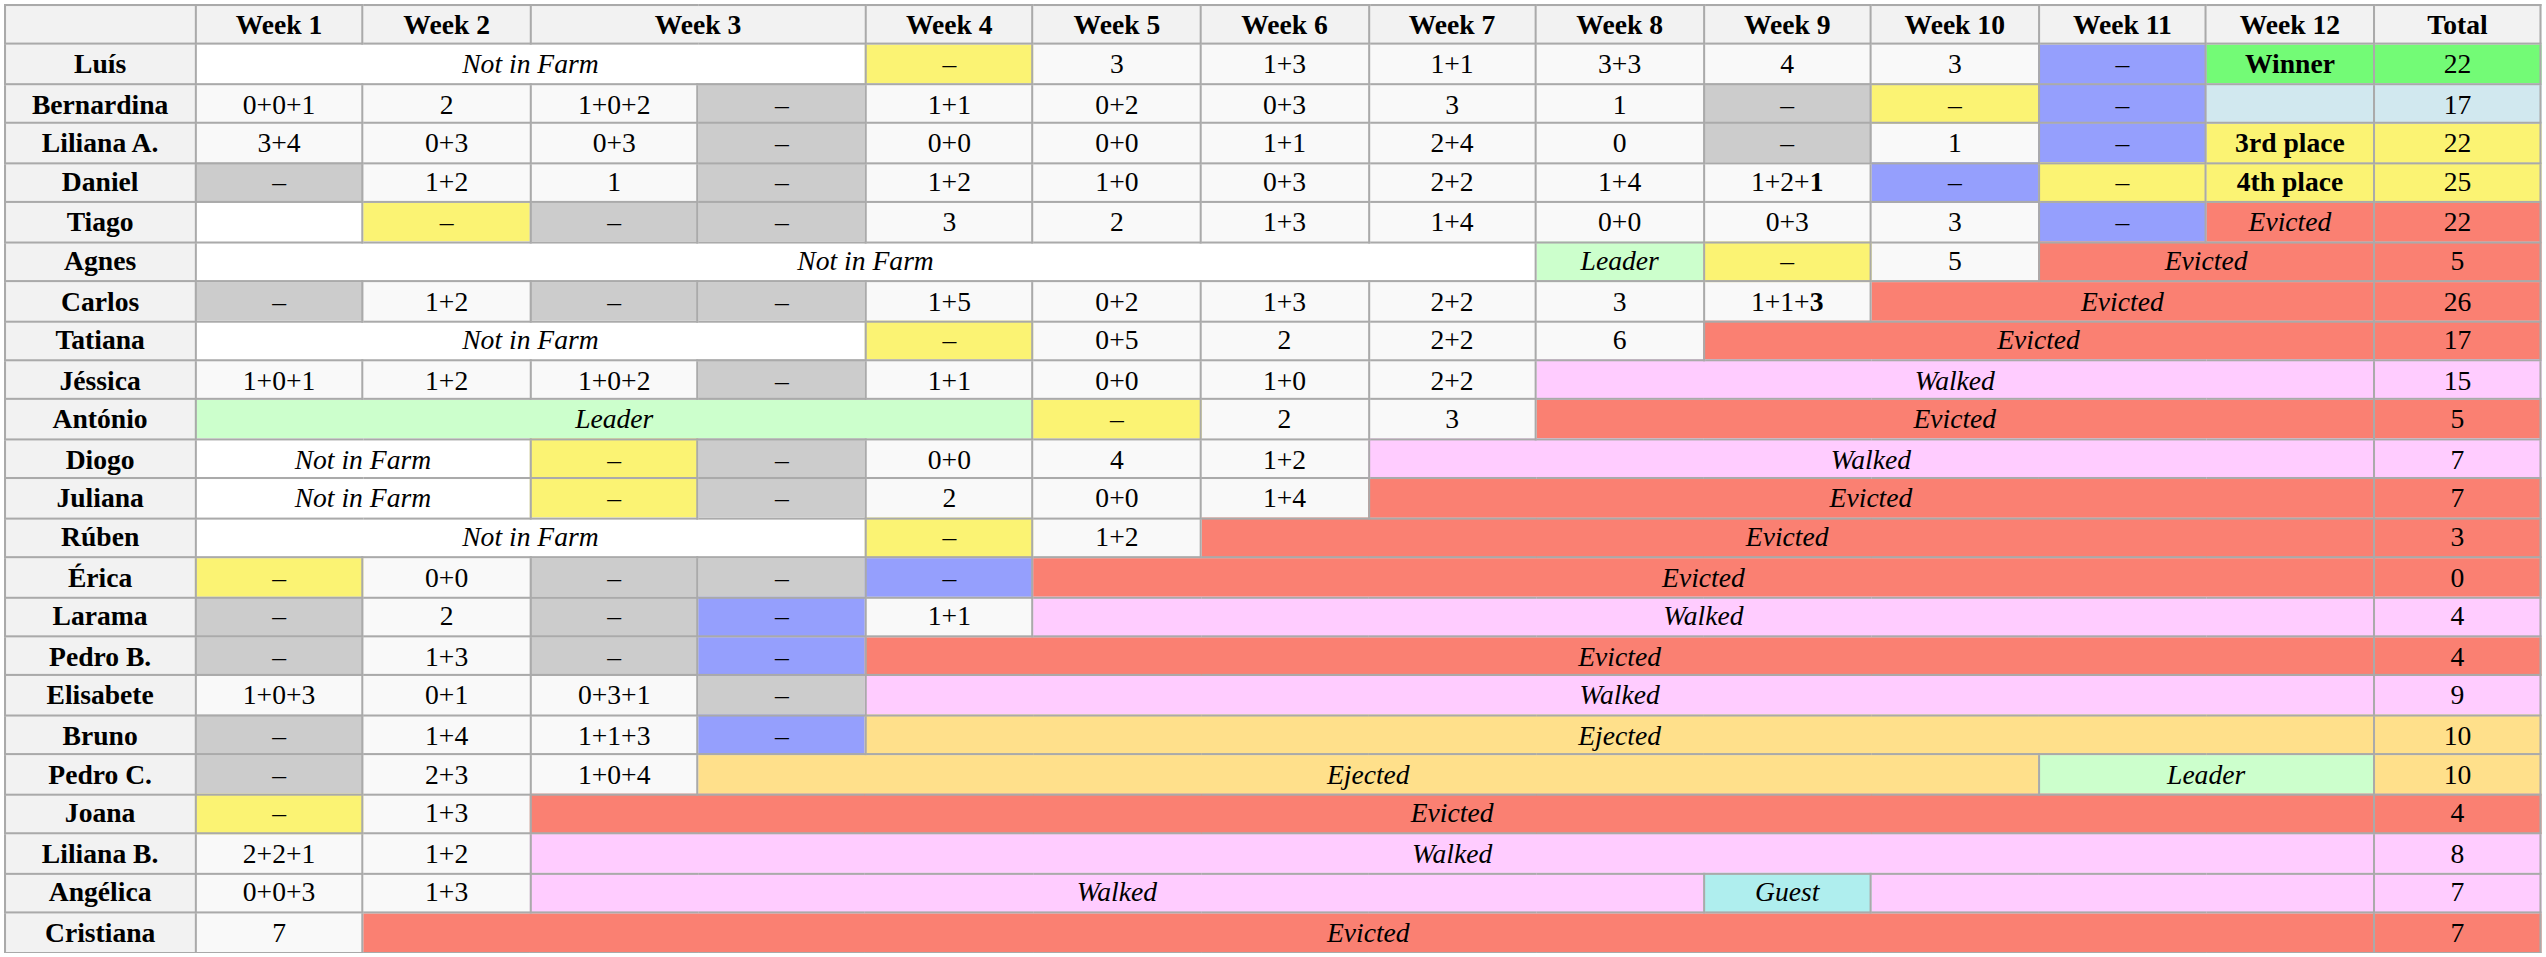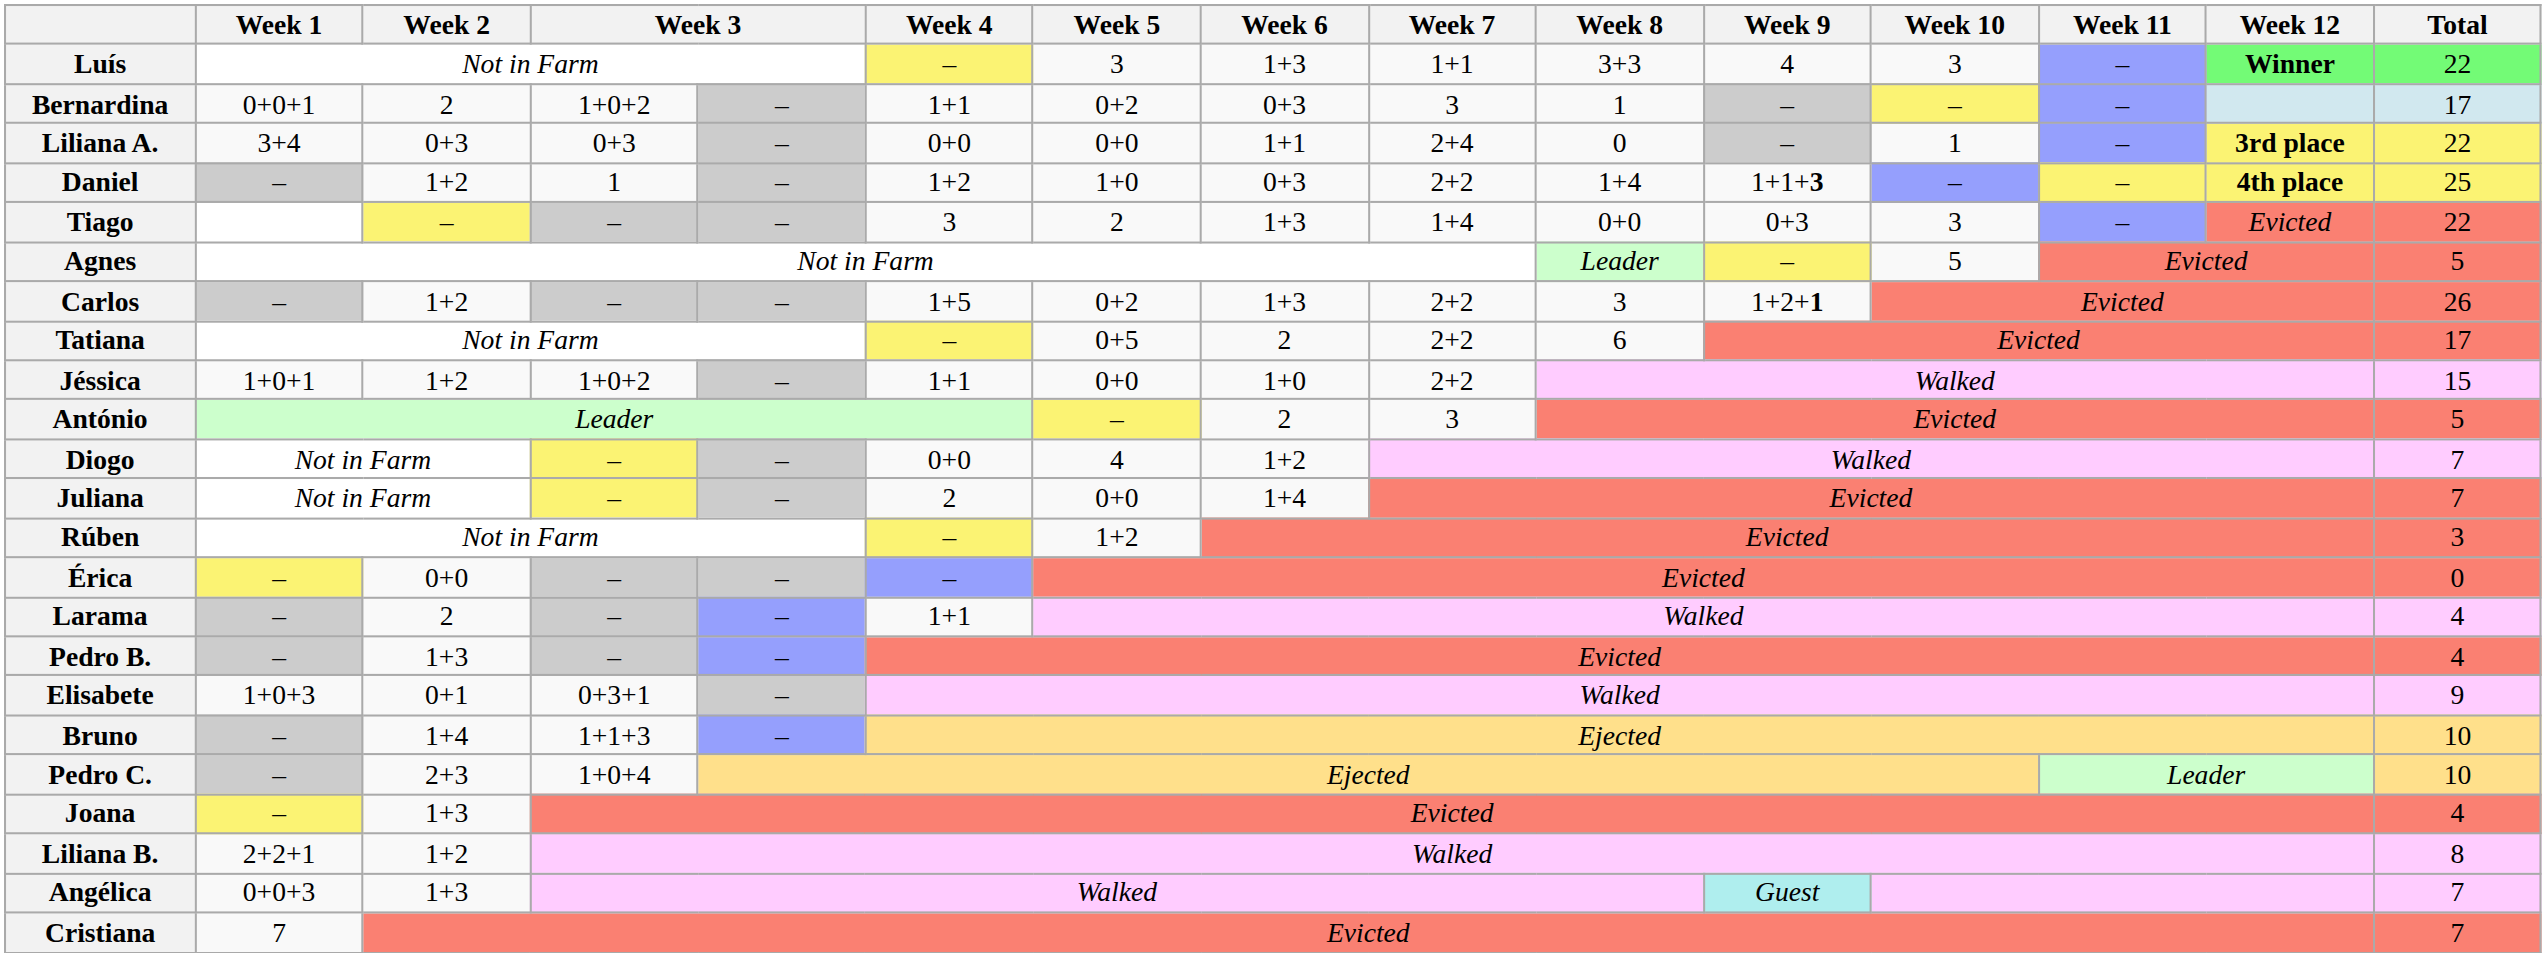(1787, 182) 1+2+1 -> (1787, 182) 1+1+3
(1787, 301) 1+1+3 -> (1787, 301) 1+2+1
